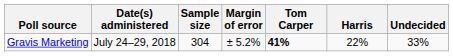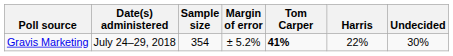(200, 42) 304 -> (200, 42) 354
(418, 42) 33% -> (418, 42) 30%
